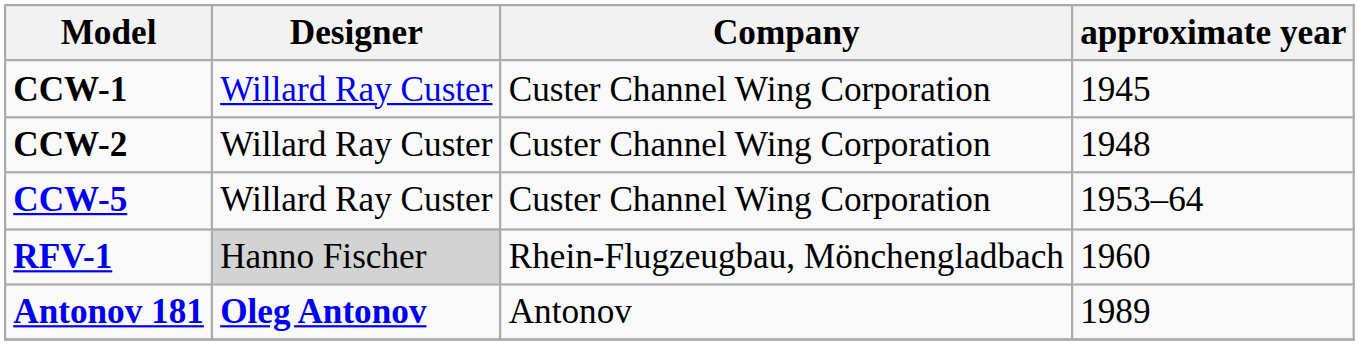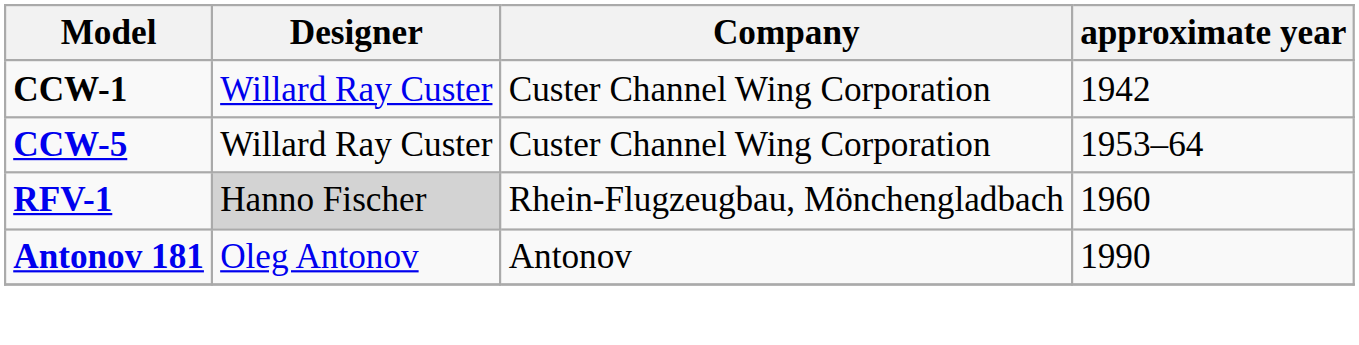(1115, 88) 1945 -> (1115, 88) 1942
- row: (70, 144)
(323, 311) bold -> (319, 255) normal
(1115, 311) 1989 -> (1115, 255) 1990
